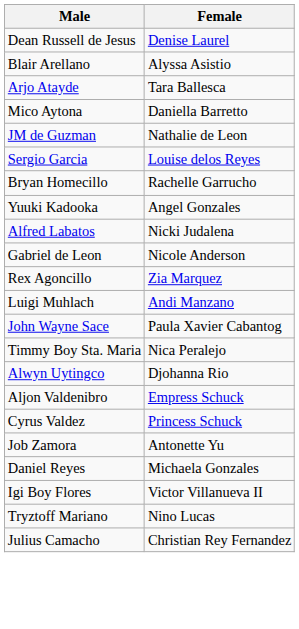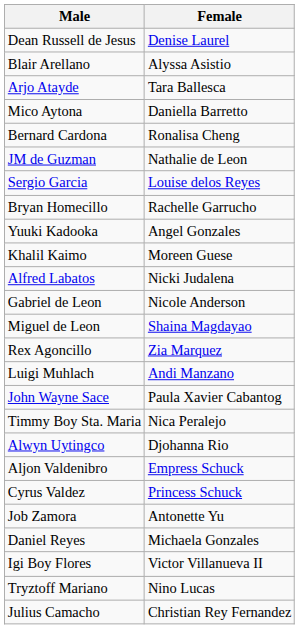+ row: (57, 135)
+ row: (47, 254)
+ row: (54, 326)
